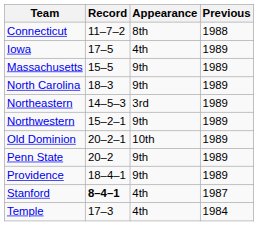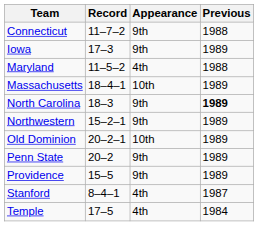(140, 31) 8th -> (140, 31) 9th
(101, 49) 17–5 -> (101, 49) 17–3
(140, 49) 4th -> (140, 49) 9th
+ row: (30, 67)
(101, 67) 15–5 -> (107, 85) 18–4–1
(140, 67) 9th -> (143, 85) 10th
(215, 85) normal -> (215, 103) bold
- row: (40, 103)
(107, 175) 18–4–1 -> (101, 175) 15–5
(104, 193) bold -> (104, 193) normal
(101, 211) 17–3 -> (101, 211) 17–5
